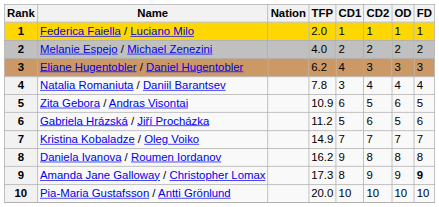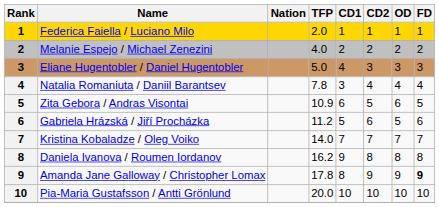(319, 67) 6.2 -> (319, 67) 5.0
(322, 139) 14.9 -> (322, 139) 14.0
(322, 175) 17.3 -> (322, 175) 17.8
